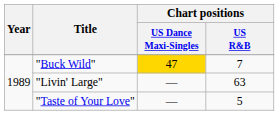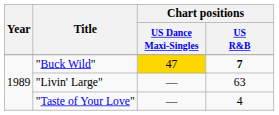(240, 63) normal -> (240, 63) bold
(240, 100) 5 -> (240, 100) 4
